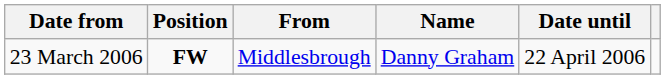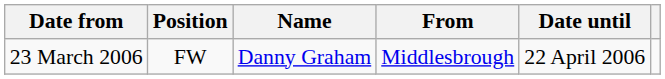columns swapped: (447, 21) <-> (304, 21)
(190, 56) bold -> (190, 56) normal
